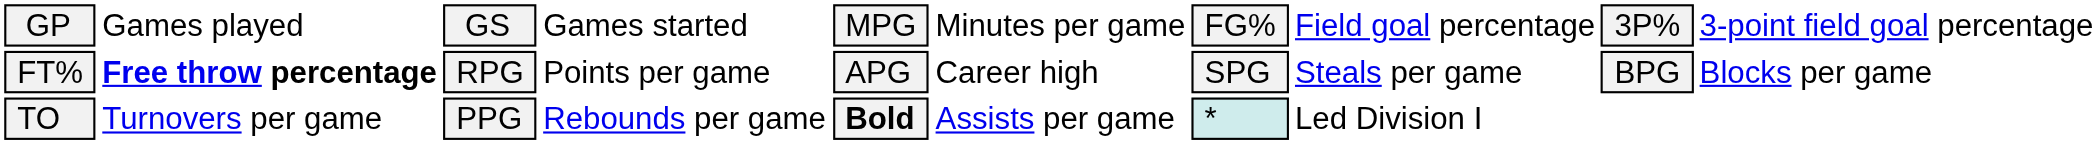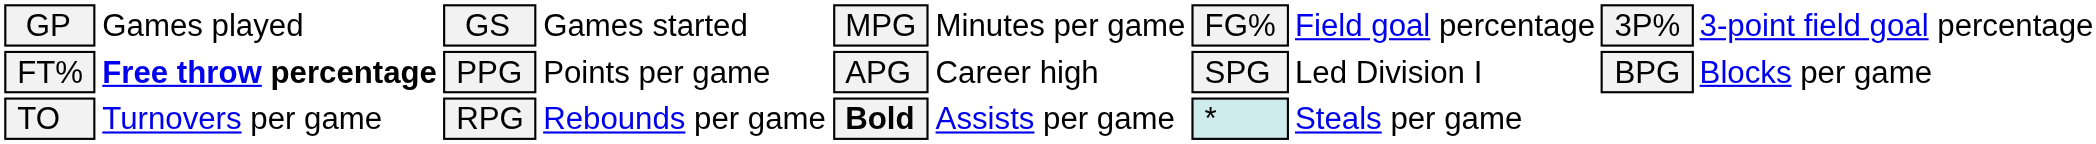(490, 72) RPG -> (489, 72) PPG
(1409, 72) Steals per game -> (1389, 72) Led Division I
(489, 119) PPG -> (490, 119) RPG
(1389, 119) Led Division I -> (1409, 119) Steals per game
